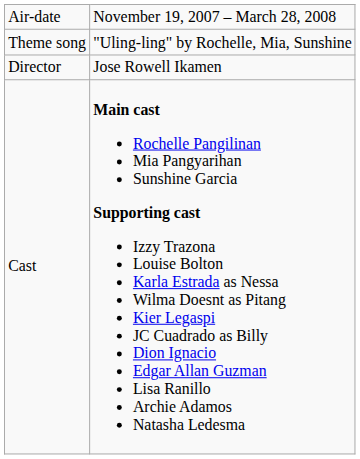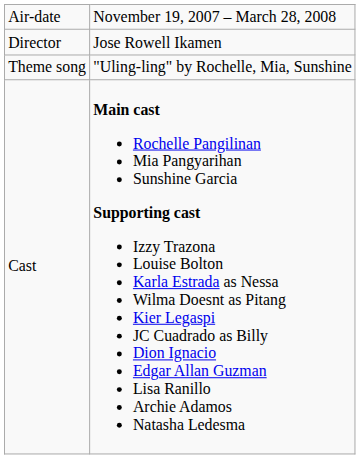rows swapped: (47, 42) <-> (35, 67)
